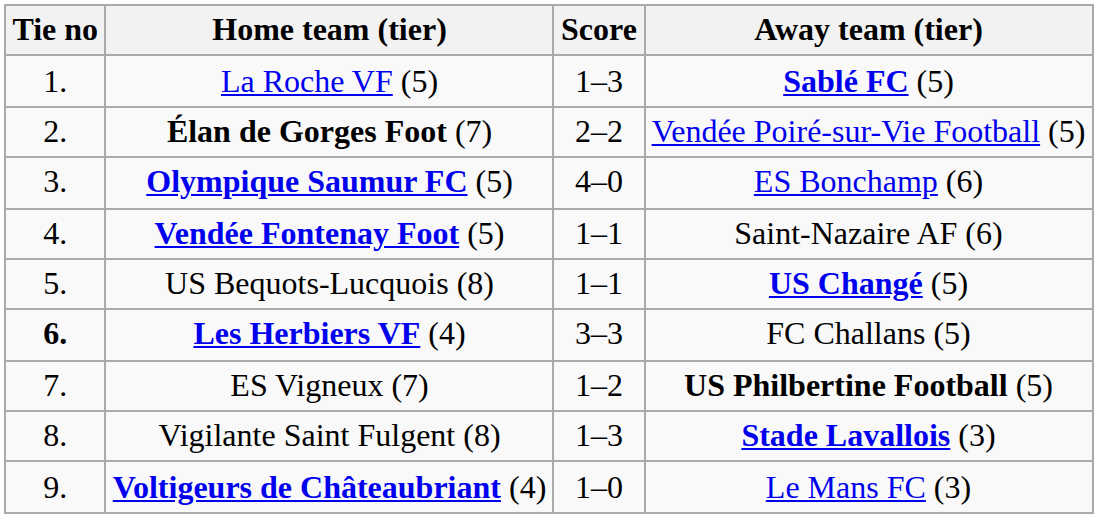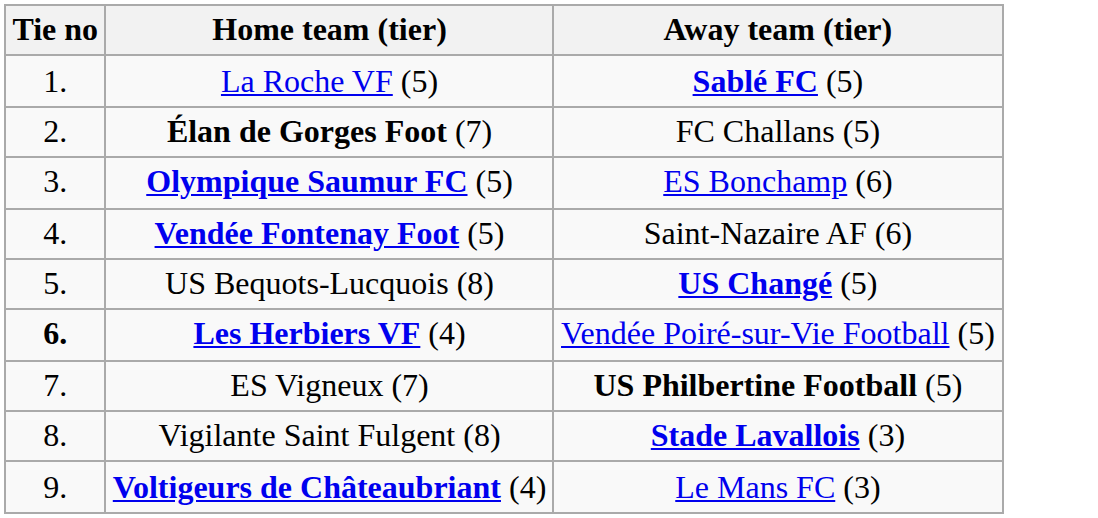- column: (599, 29)
(869, 131) Vendée Poiré-sur-Vie Football (5) -> (778, 131) FC Challans (5)
(868, 334) FC Challans (5) -> (778, 334) Vendée Poiré-sur-Vie Football (5)
